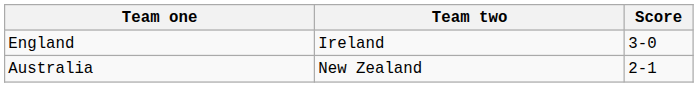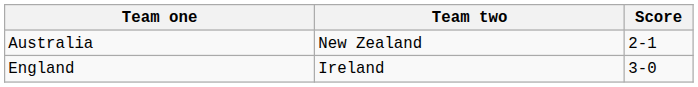rows swapped: (51, 69) <-> (41, 43)
